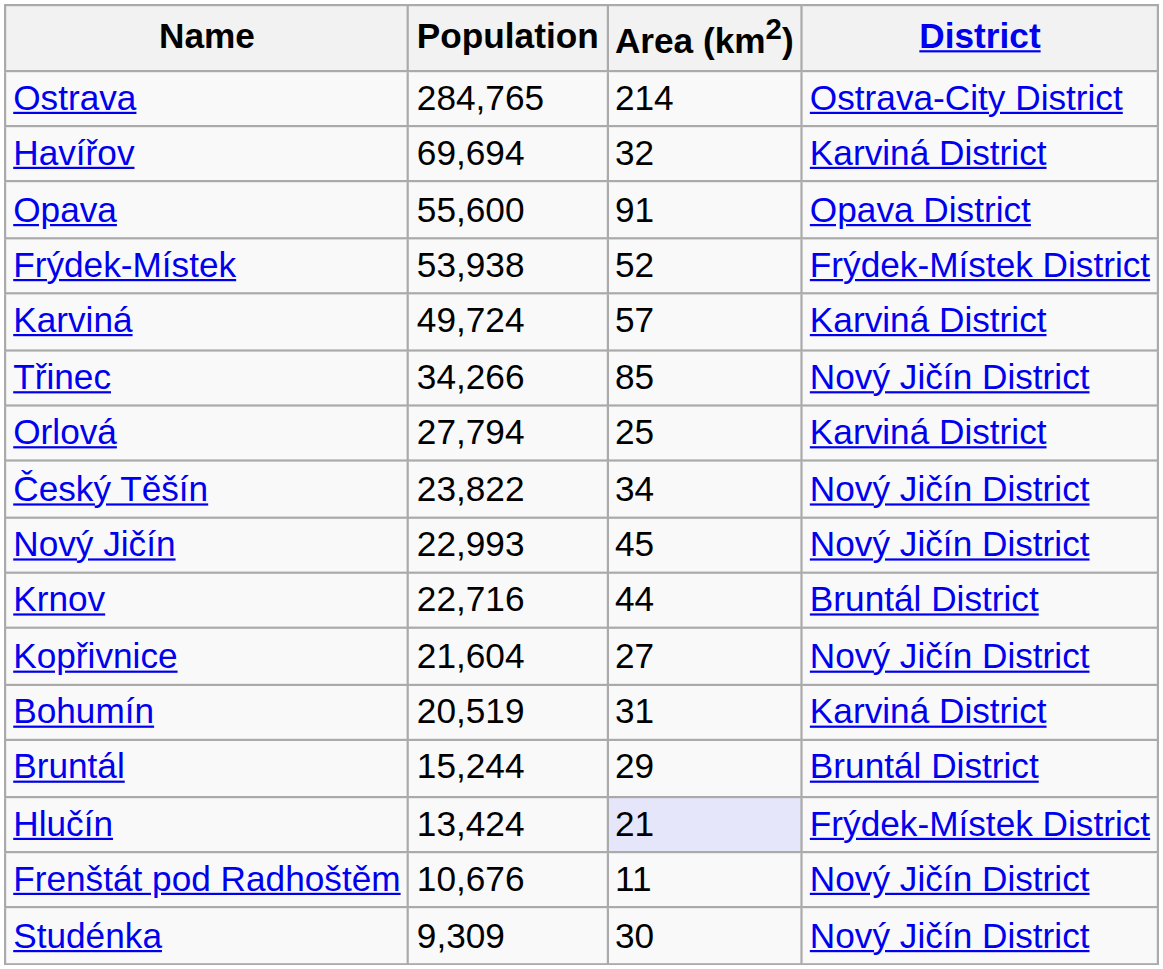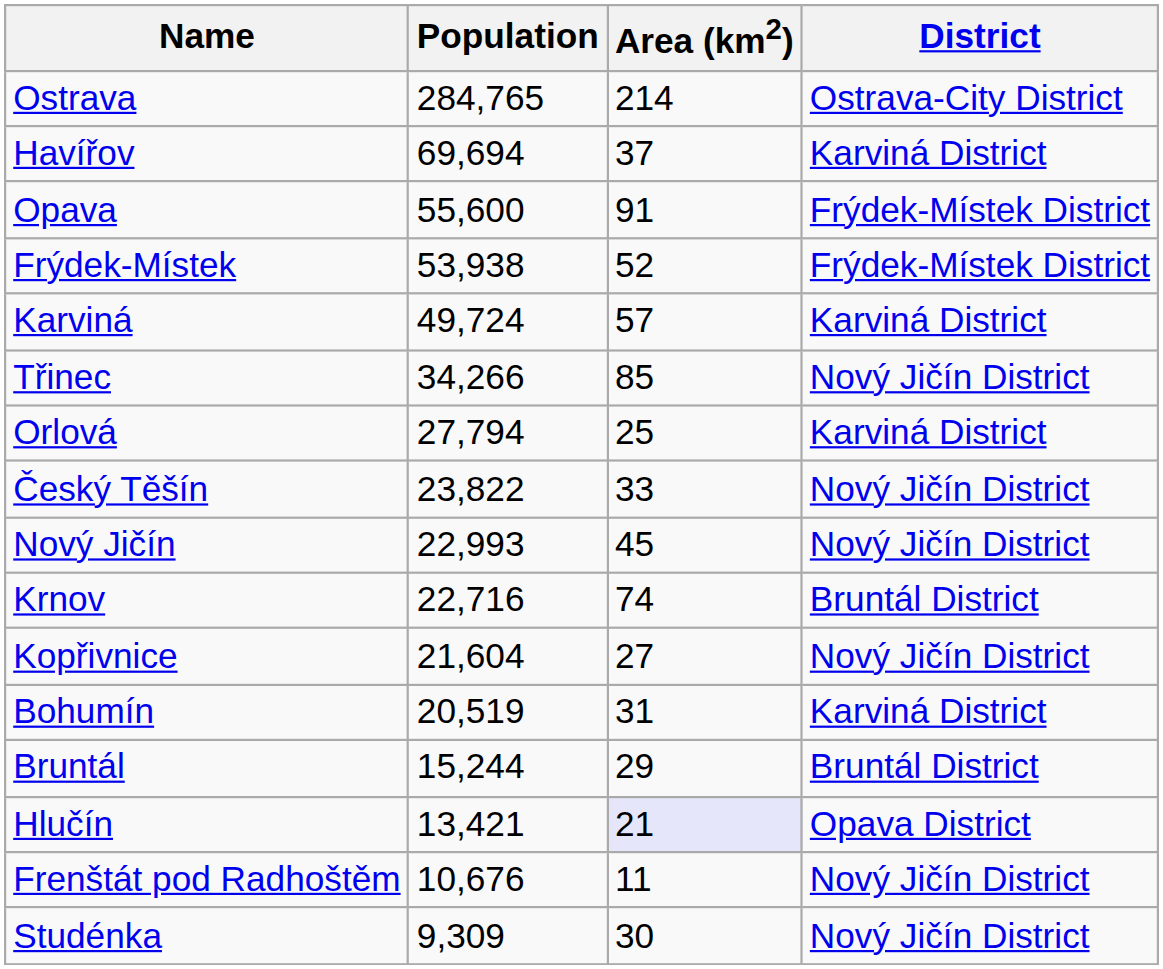(634, 153) 32 -> (634, 153) 37
(920, 209) Opava District -> (980, 209) Frýdek-Místek District
(634, 488) 34 -> (634, 488) 33
(634, 600) 44 -> (634, 600) 74
(471, 823) 13,424 -> (471, 823) 13,421
(980, 823) Frýdek-Místek District -> (920, 823) Opava District
